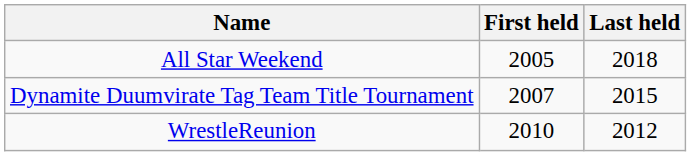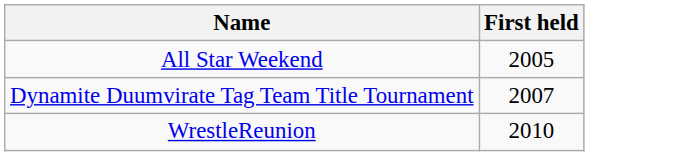- column: (635, 22)
